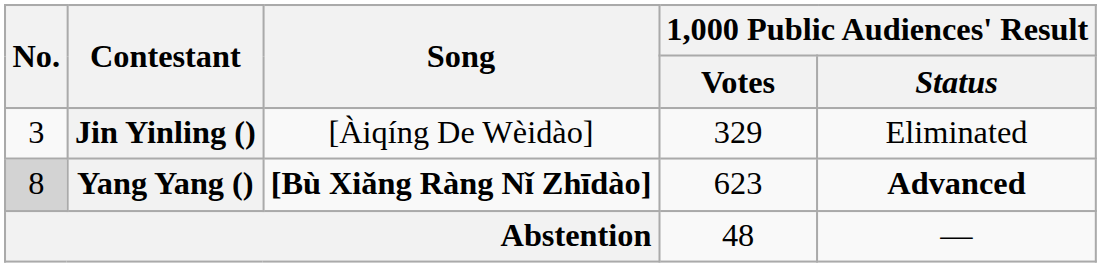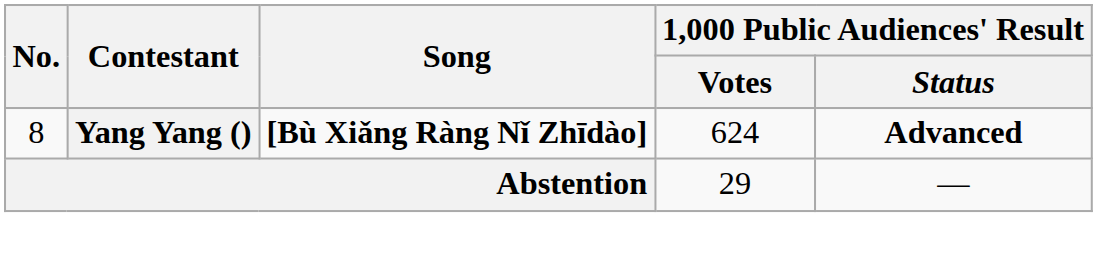- row: (165, 132)
(36, 183) lightgrey background -> (36, 132) no background
(738, 183) 623 -> (735, 132) 624
(738, 235) 48 -> (735, 183) 29
